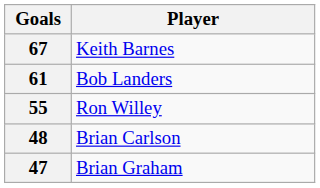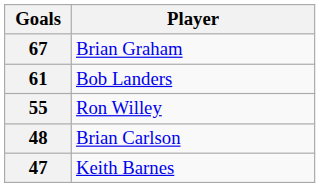(125, 49) Keith Barnes -> (129, 49) Brian Graham
(129, 167) Brian Graham -> (125, 167) Keith Barnes
